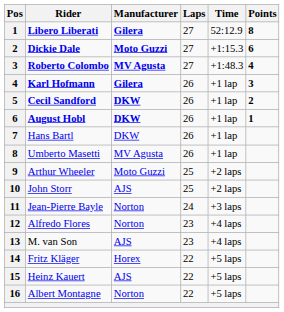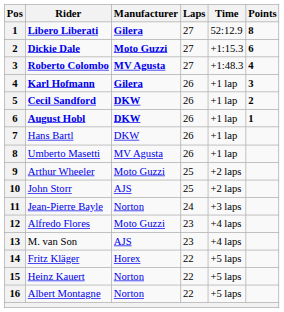(129, 223) Norton -> (139, 223) Moto Guzzi
(123, 276) AJS -> (129, 276) Norton
